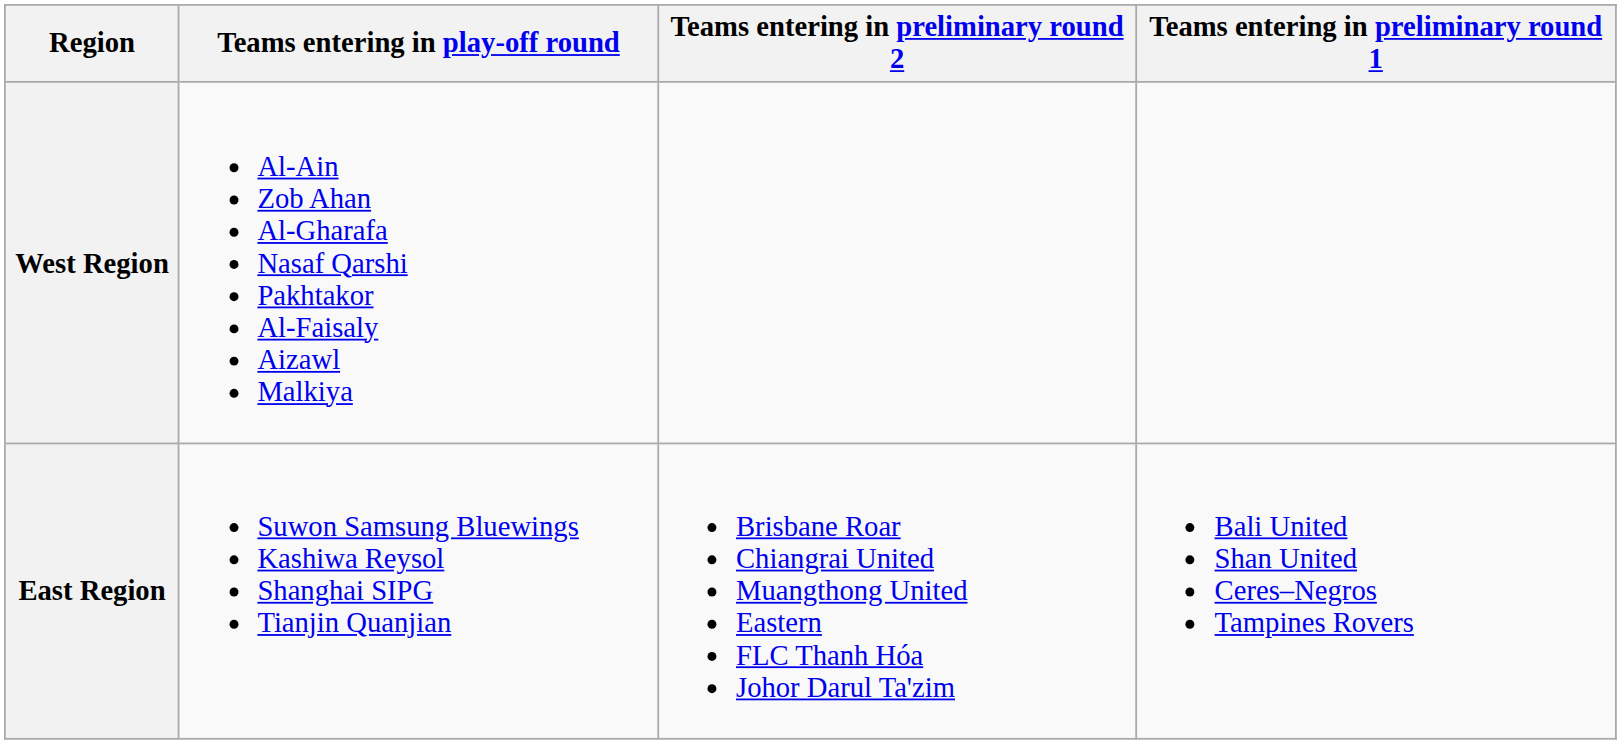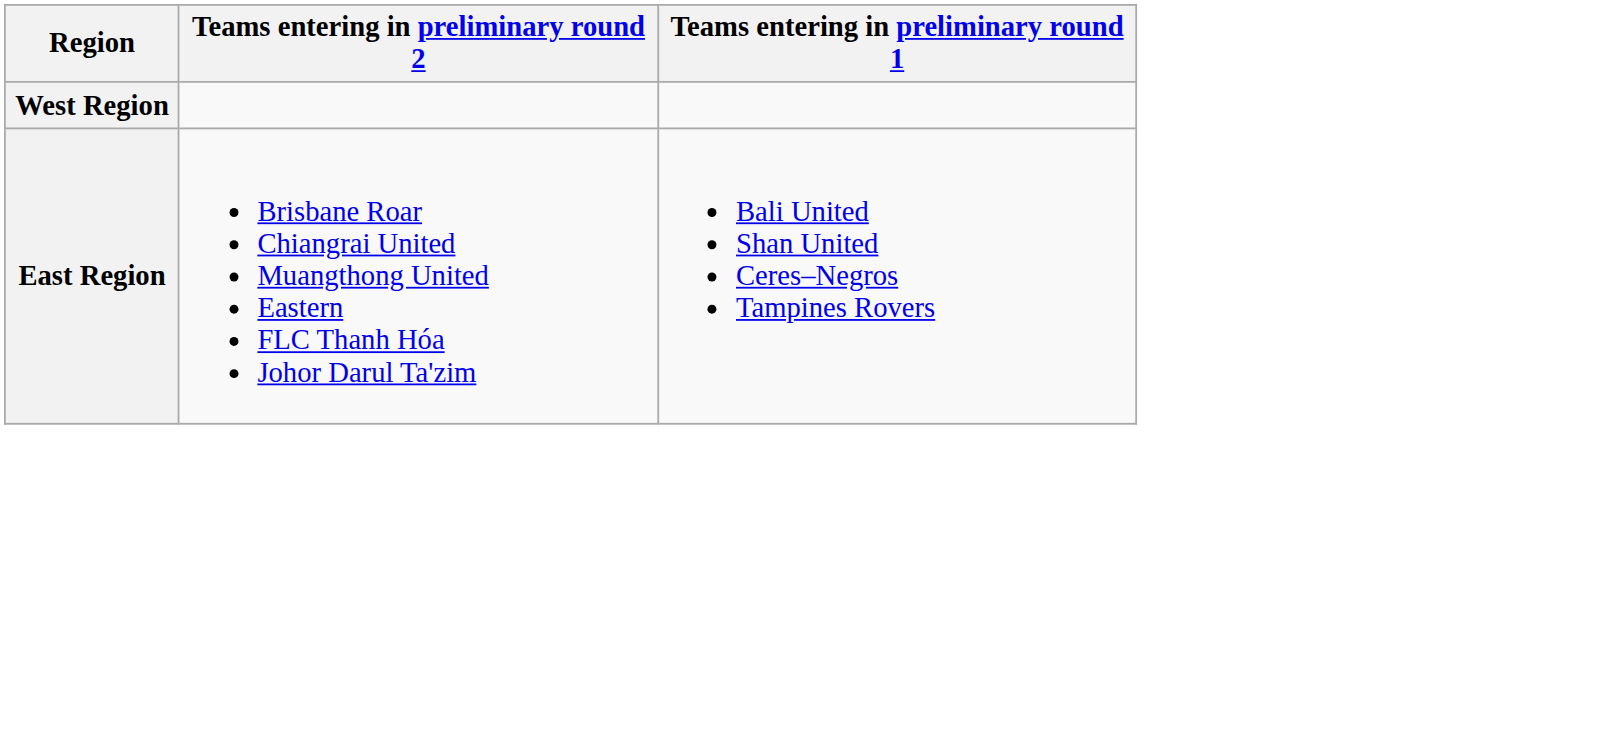- column: (418, 43)
